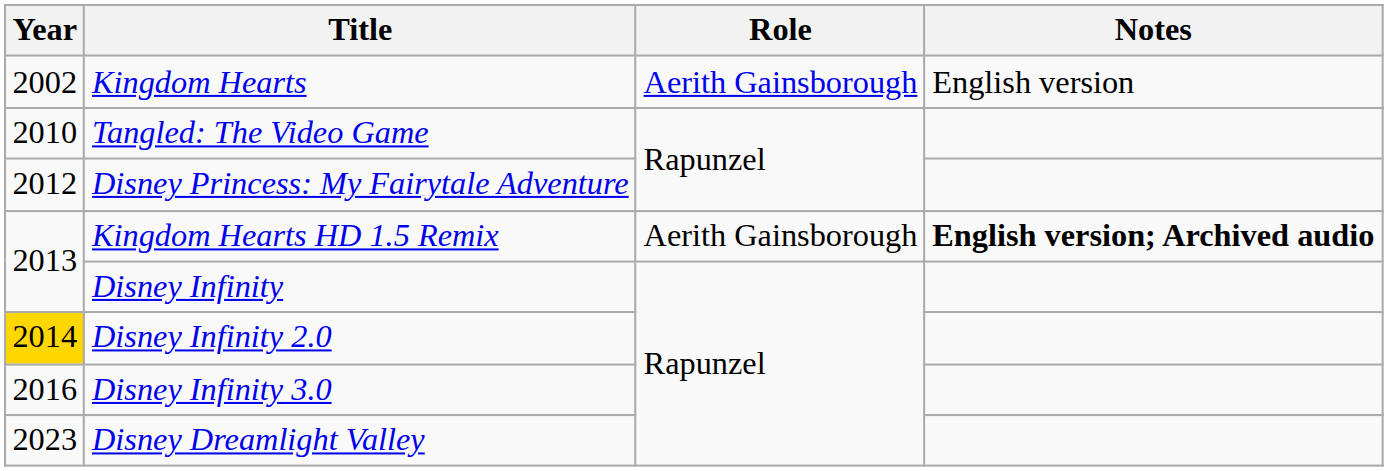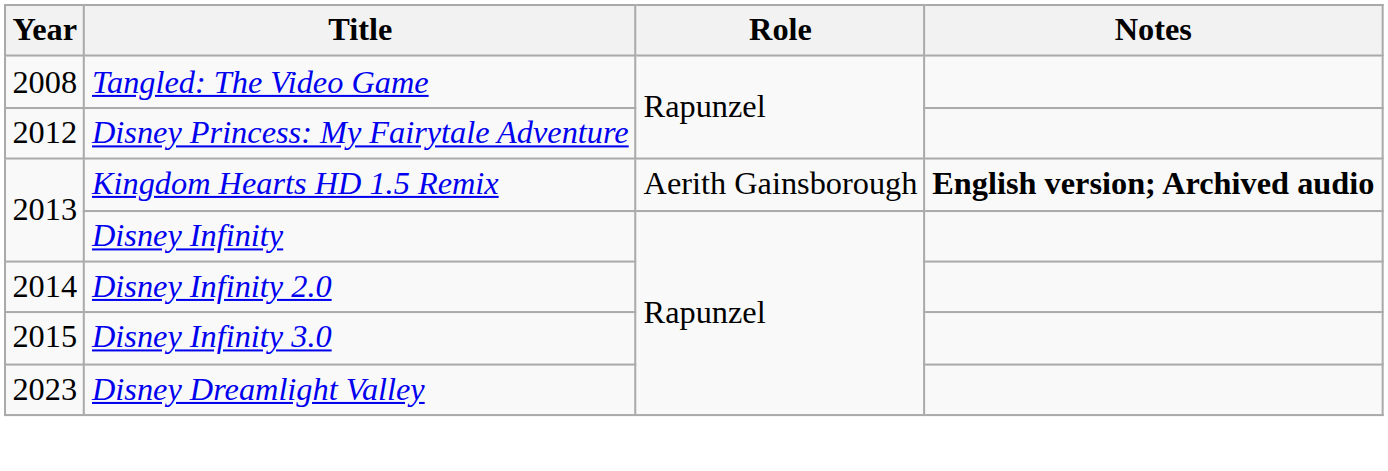- row: (199, 81)
(45, 132) 2010 -> (45, 81) 2008
(45, 337) gold background -> (45, 286) no background
(45, 388) 2016 -> (45, 337) 2015
